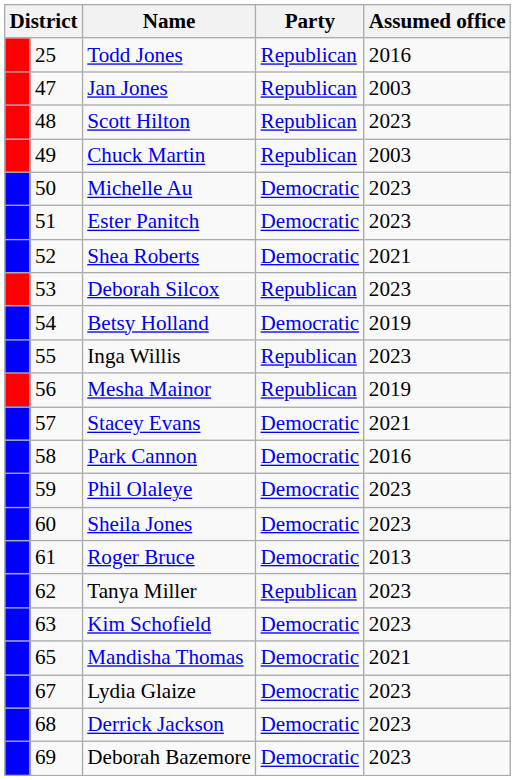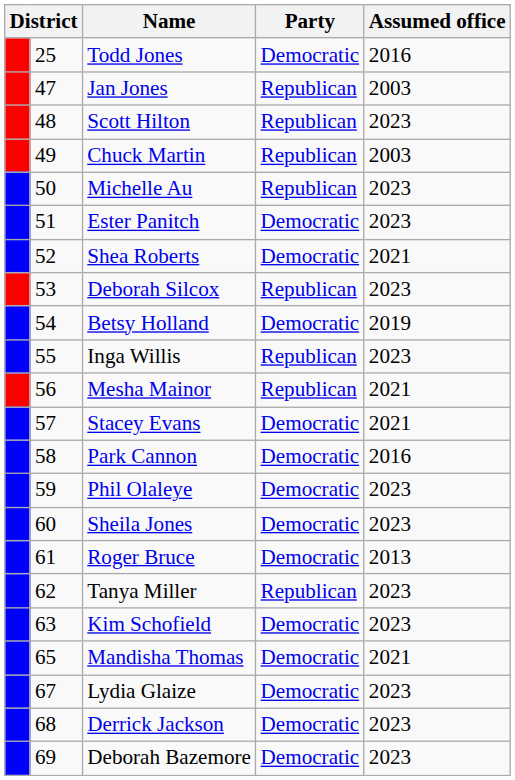(309, 54) Republican -> (310, 54) Democratic
(310, 188) Democratic -> (309, 188) Republican
(390, 389) 2019 -> (390, 389) 2021
